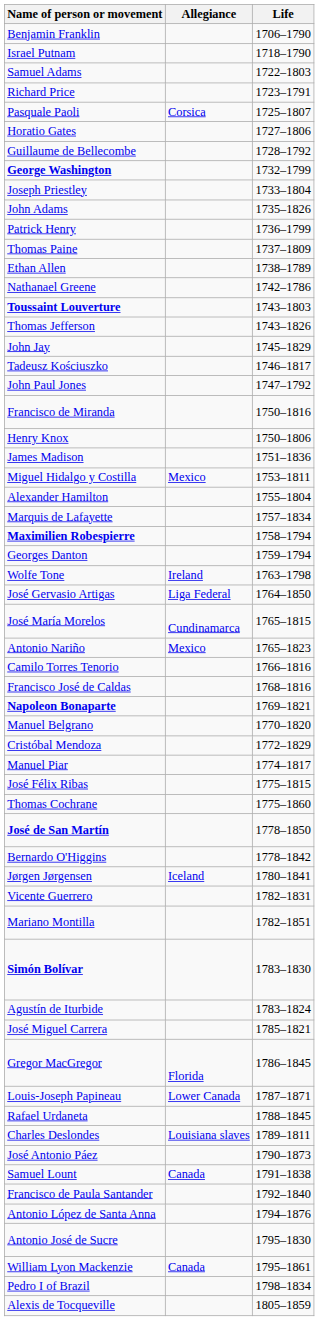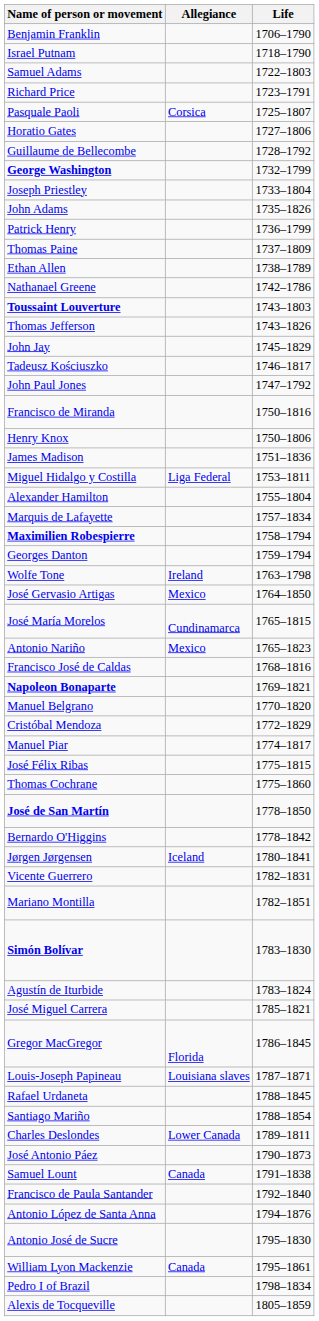(187, 477) Mexico -> (199, 477) Liga Federal
(199, 594) Liga Federal -> (187, 594) Mexico
- row: (63, 667)
(204, 1096) Lower Canada -> (209, 1076) Louisiana slaves
+ row: (48, 1115)
(209, 1135) Louisiana slaves -> (204, 1135) Lower Canada
